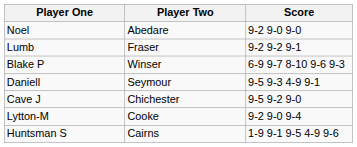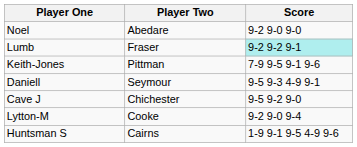(275, 47) no background -> (275, 47) paleturquoise background
+ row: (36, 64)
- row: (26, 64)
